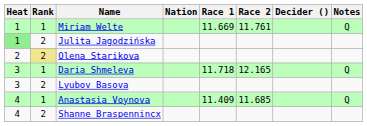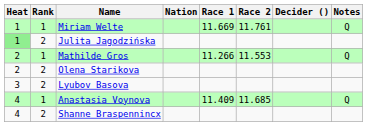+ row: (93, 56)
(43, 56) khaki background -> (43, 70) no background
- row: (96, 70)
